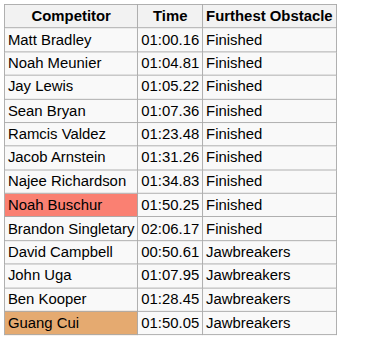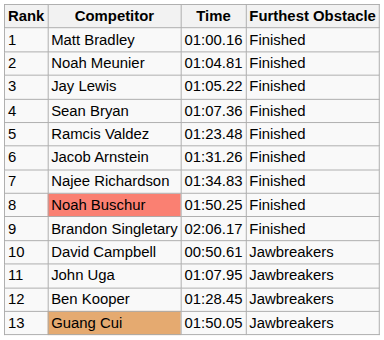+ column: (26, 16)
